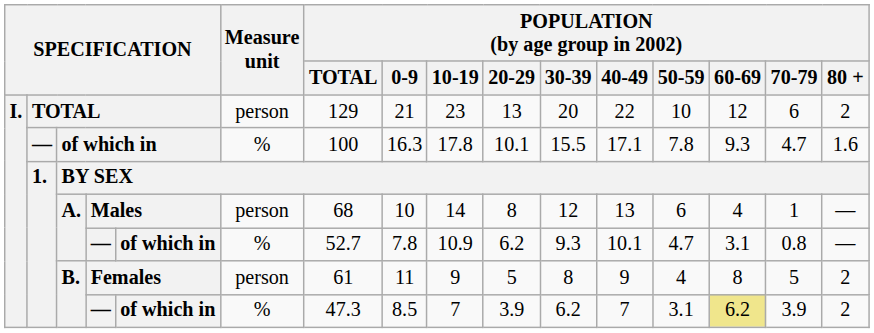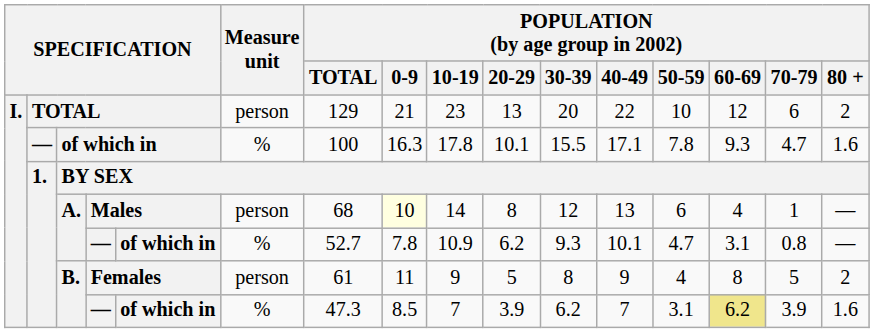(405, 210) no background -> (405, 210) lightyellow background
(845, 310) 2 -> (845, 310) 1.6
